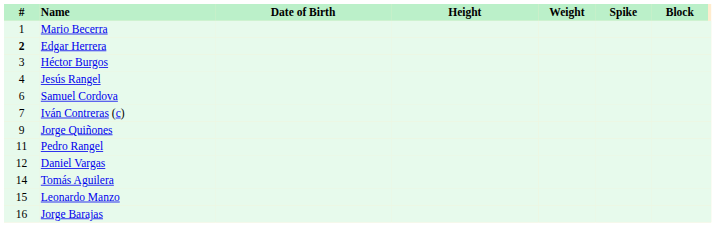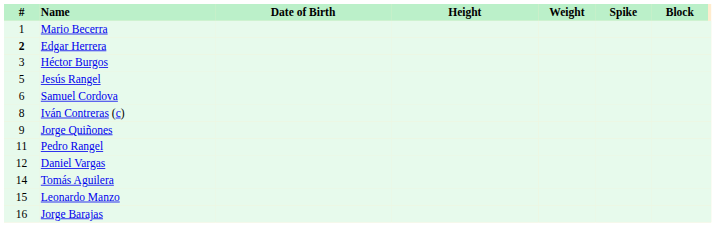(22, 79) 4 -> (22, 79) 5
(22, 113) 7 -> (22, 113) 8
